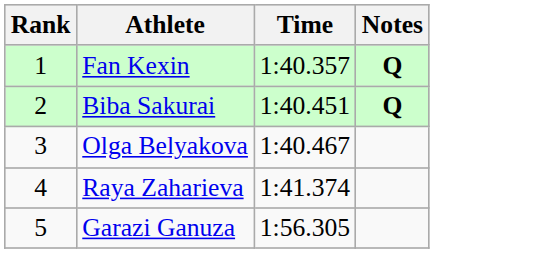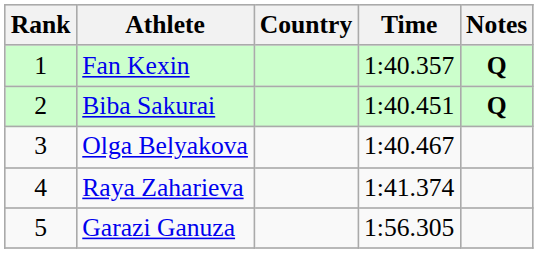+ column: (306, 24)
